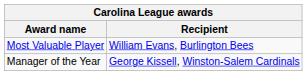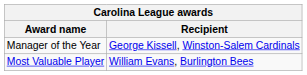rows swapped: (55, 45) <-> (54, 62)
